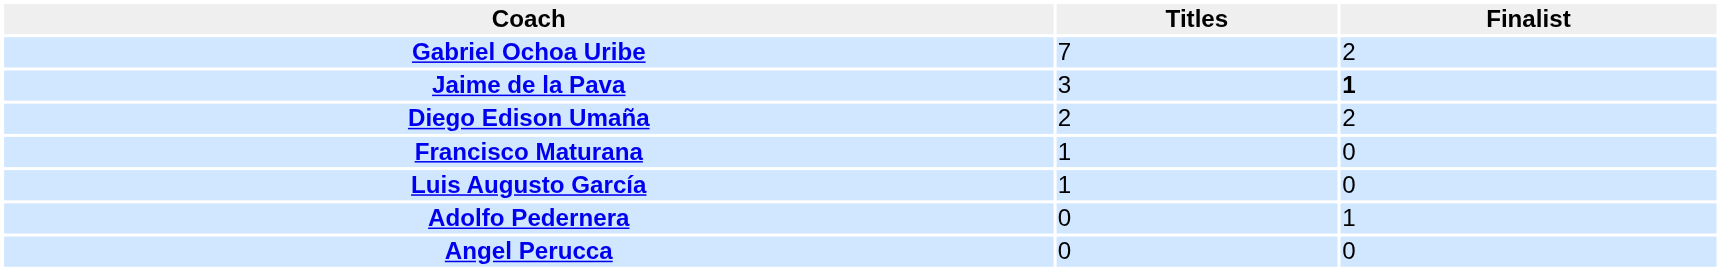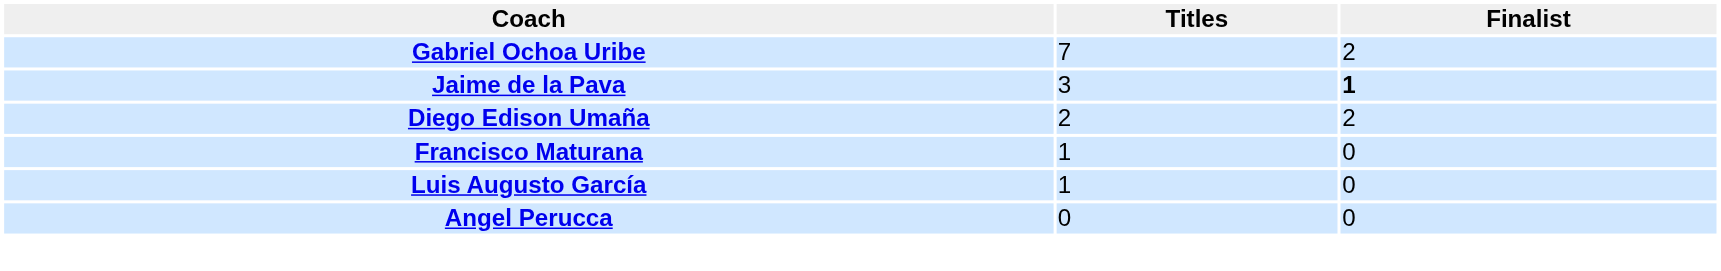- row: (529, 218)
